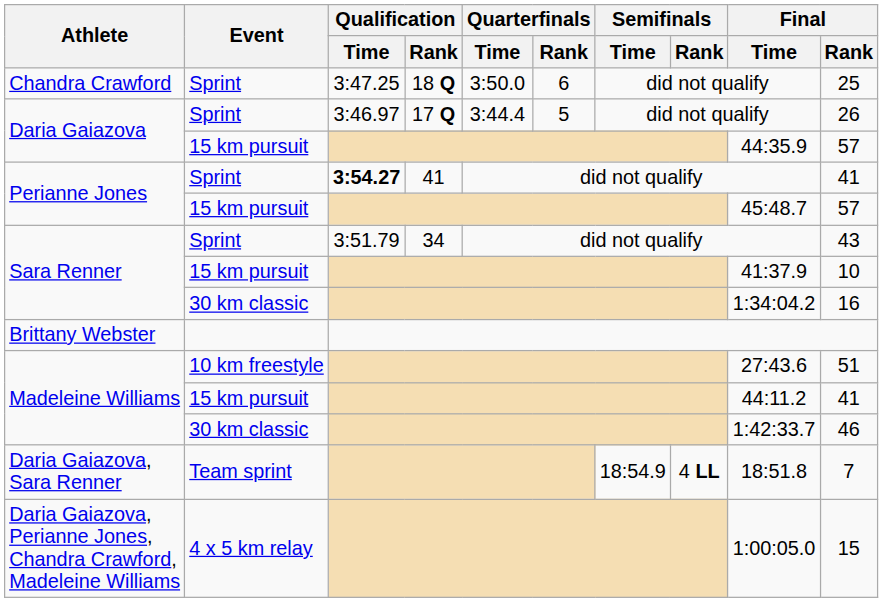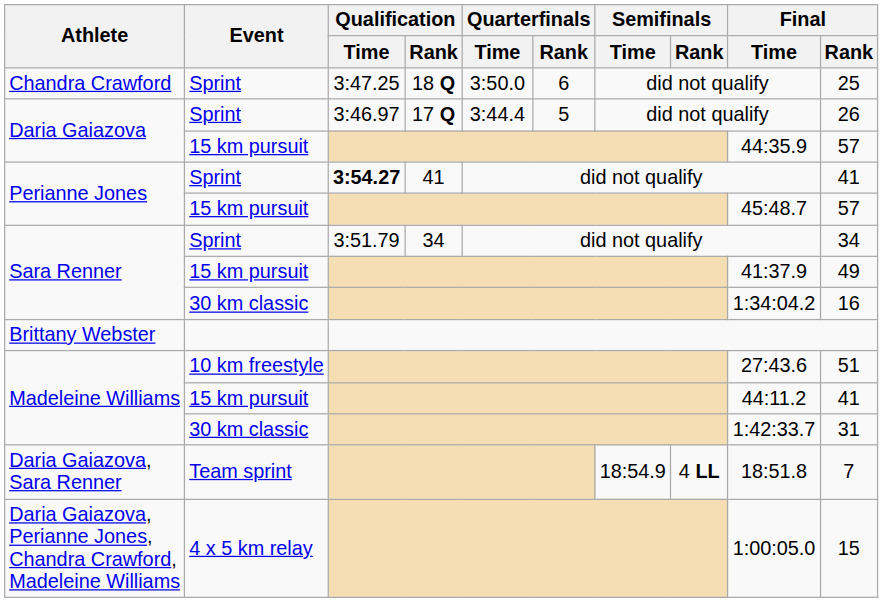(849, 240) 43 -> (849, 240) 34
(849, 271) 10 -> (849, 271) 49
(849, 429) 46 -> (849, 429) 31
